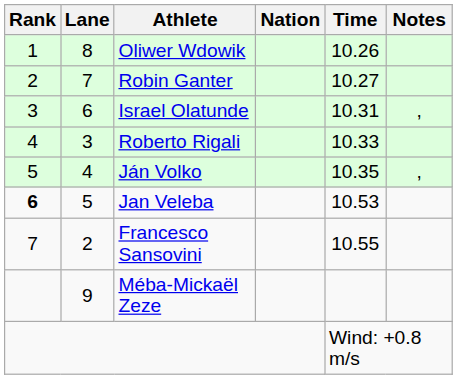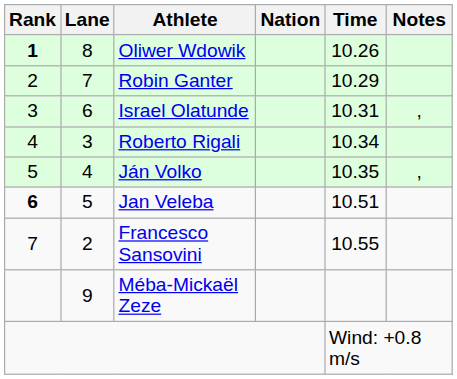(32, 50) normal -> (32, 50) bold
(355, 80) 10.27 -> (355, 80) 10.29
(355, 141) 10.33 -> (355, 141) 10.34
(355, 202) 10.53 -> (355, 202) 10.51
